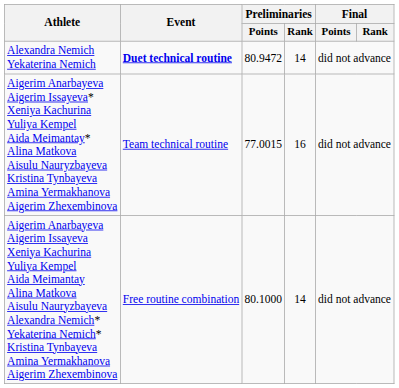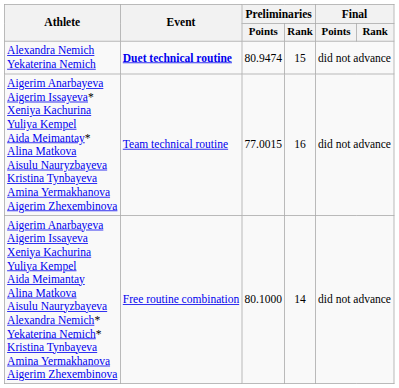(263, 58) 80.9472 -> (263, 58) 80.9474
(300, 58) 14 -> (300, 58) 15
